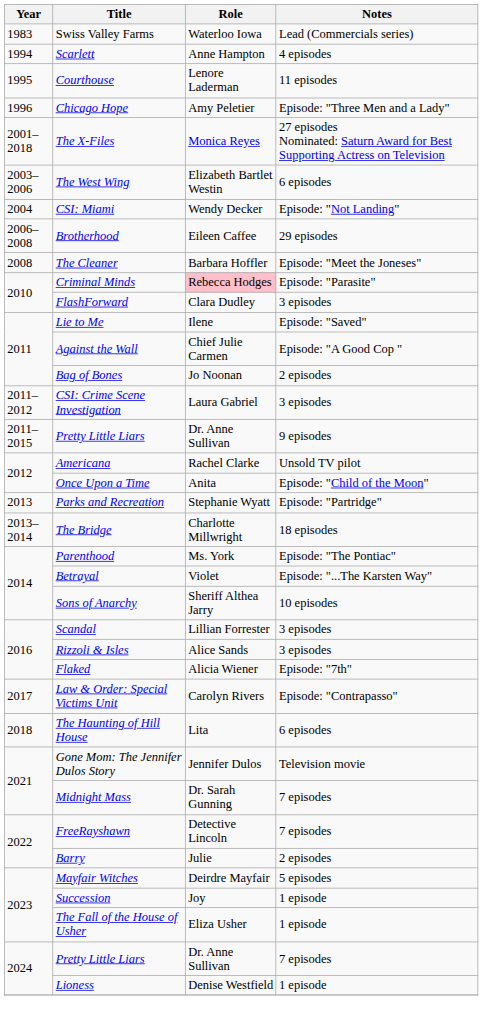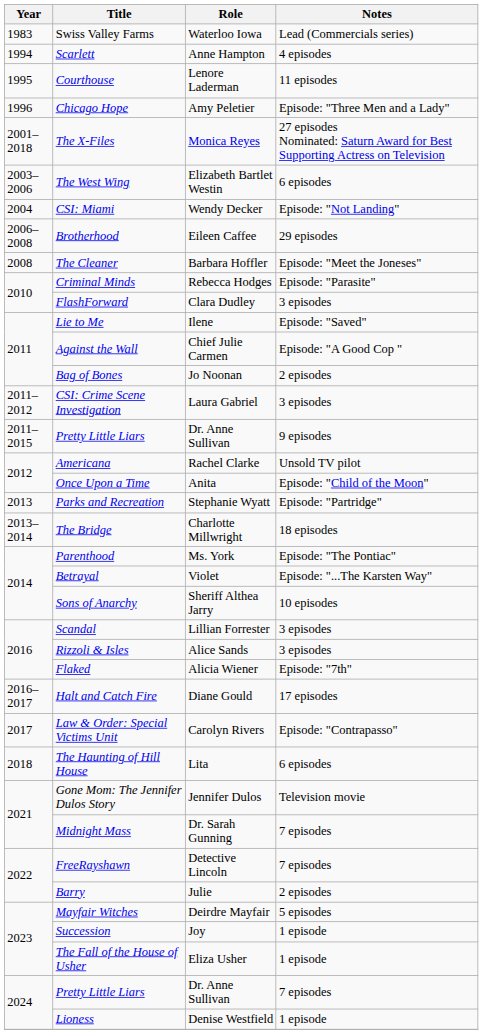(230, 282) pink background -> (230, 282) no background
+ row: (106, 696)
